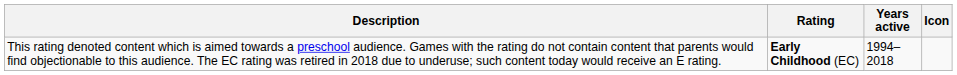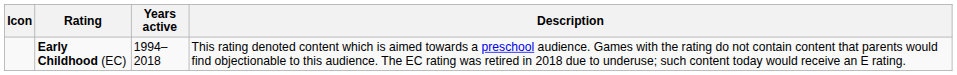columns swapped: (937, 20) <-> (386, 20)
